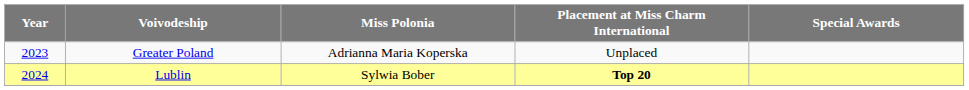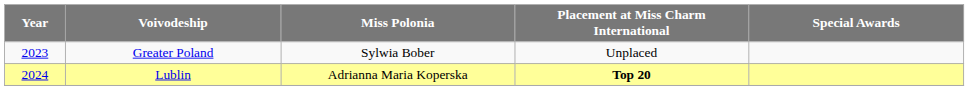(398, 52) Adrianna Maria Koperska -> (398, 52) Sylwia Bober
(398, 74) Sylwia Bober -> (398, 74) Adrianna Maria Koperska
